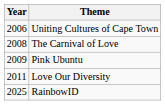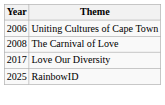- row: (57, 60)
(17, 76) 2011 -> (17, 60) 2017
